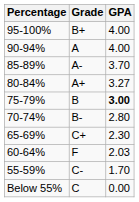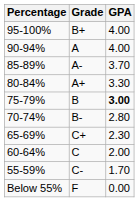(119, 83) 3.27 -> (119, 83) 3.30
(75, 153) F -> (75, 153) C
(119, 153) 2.03 -> (119, 153) 2.00
(75, 188) C -> (75, 188) F
